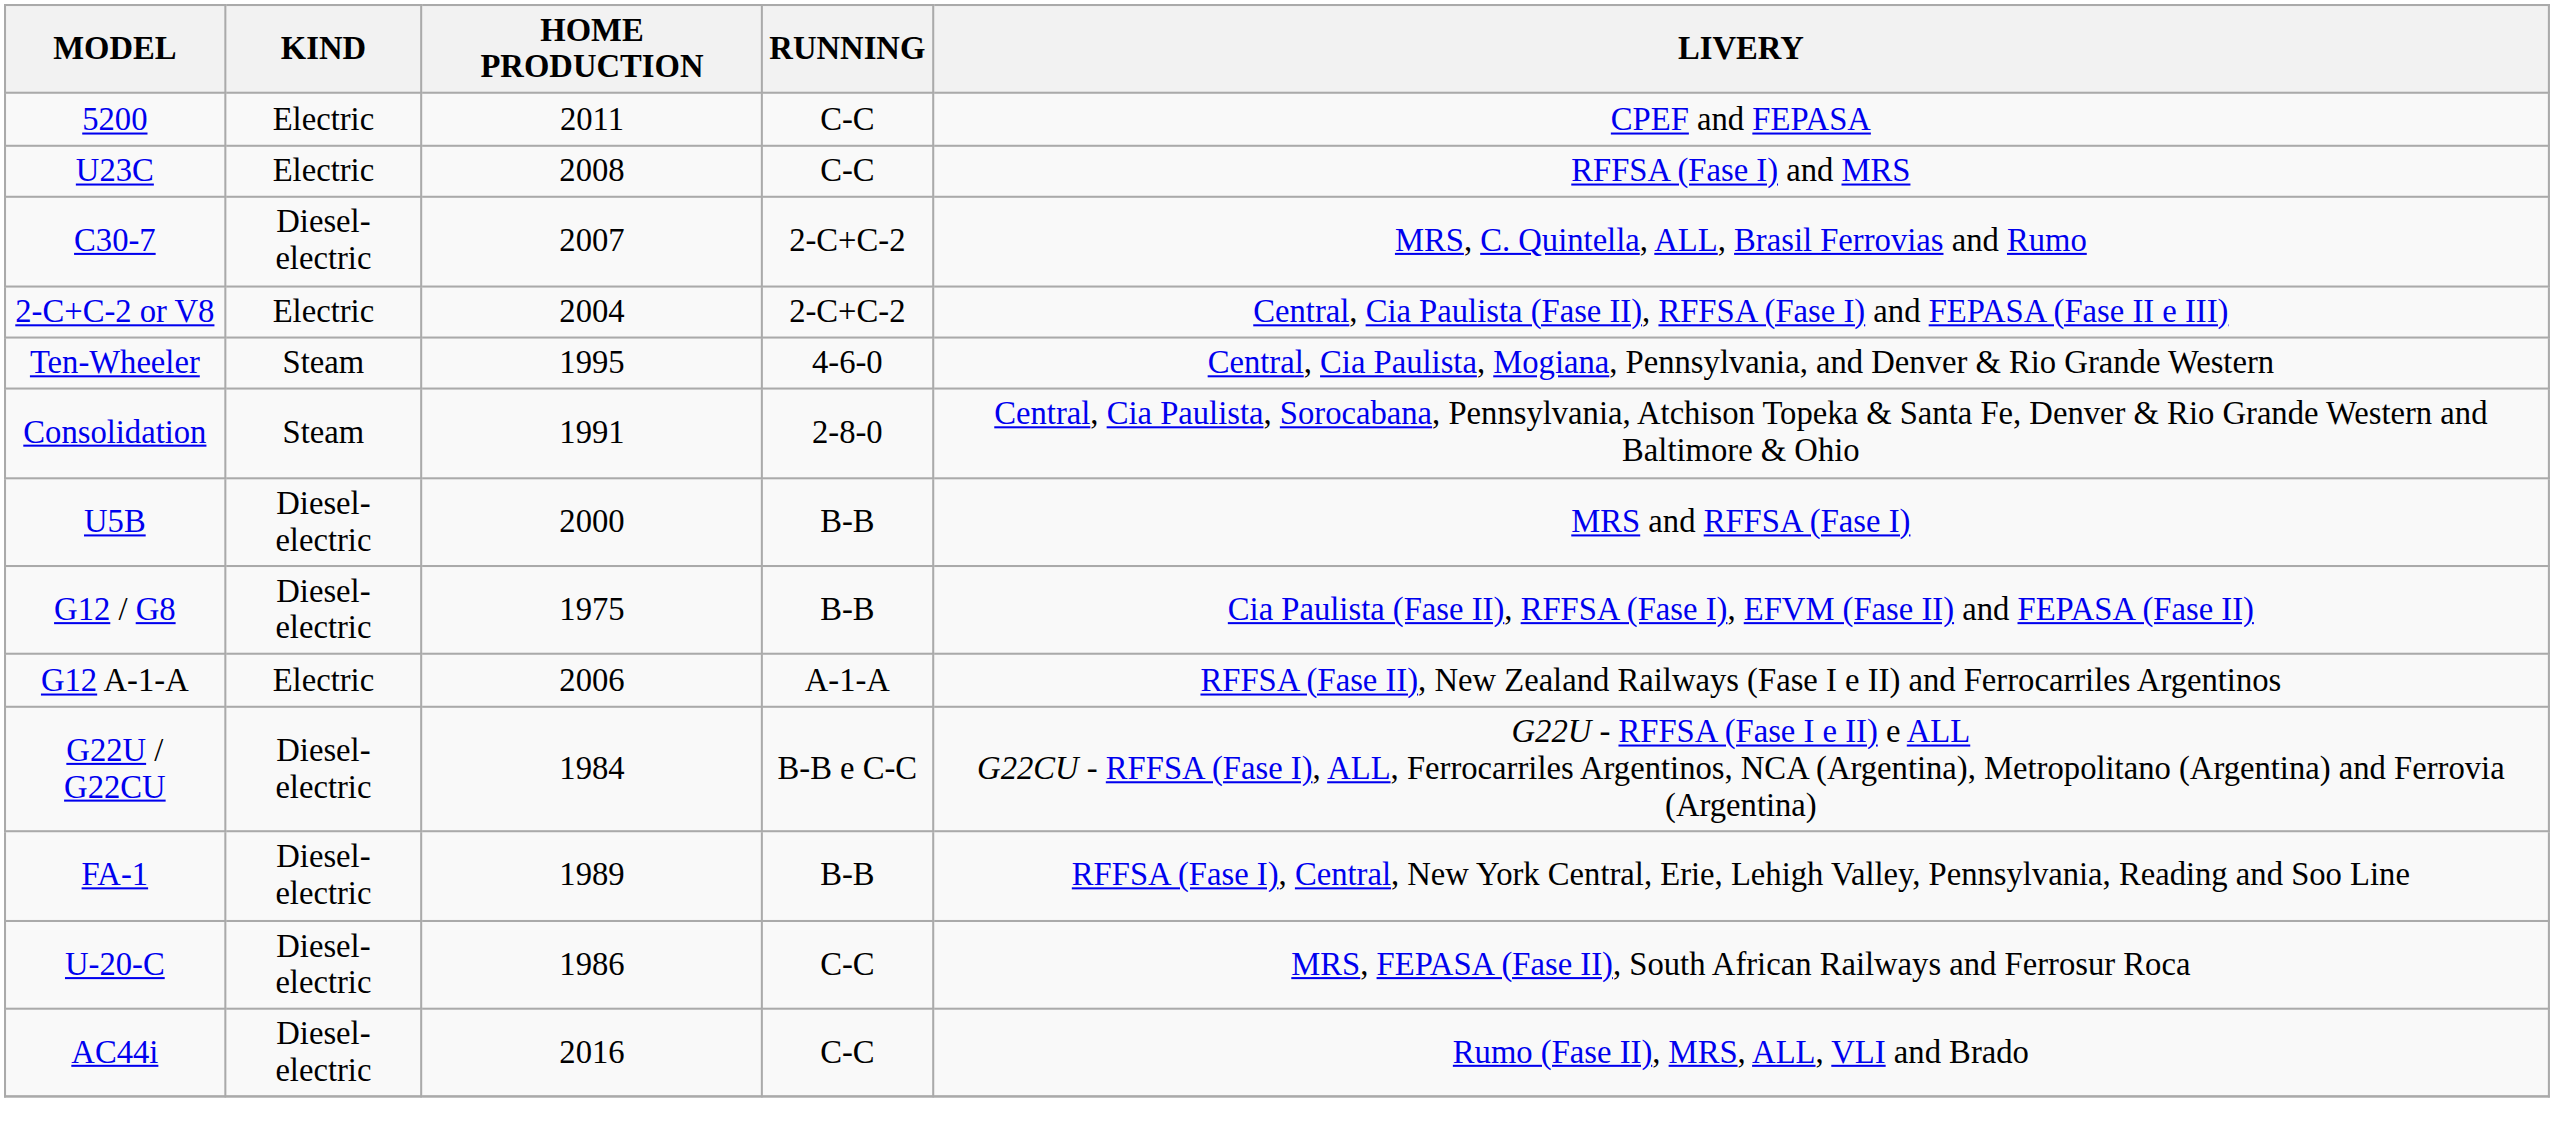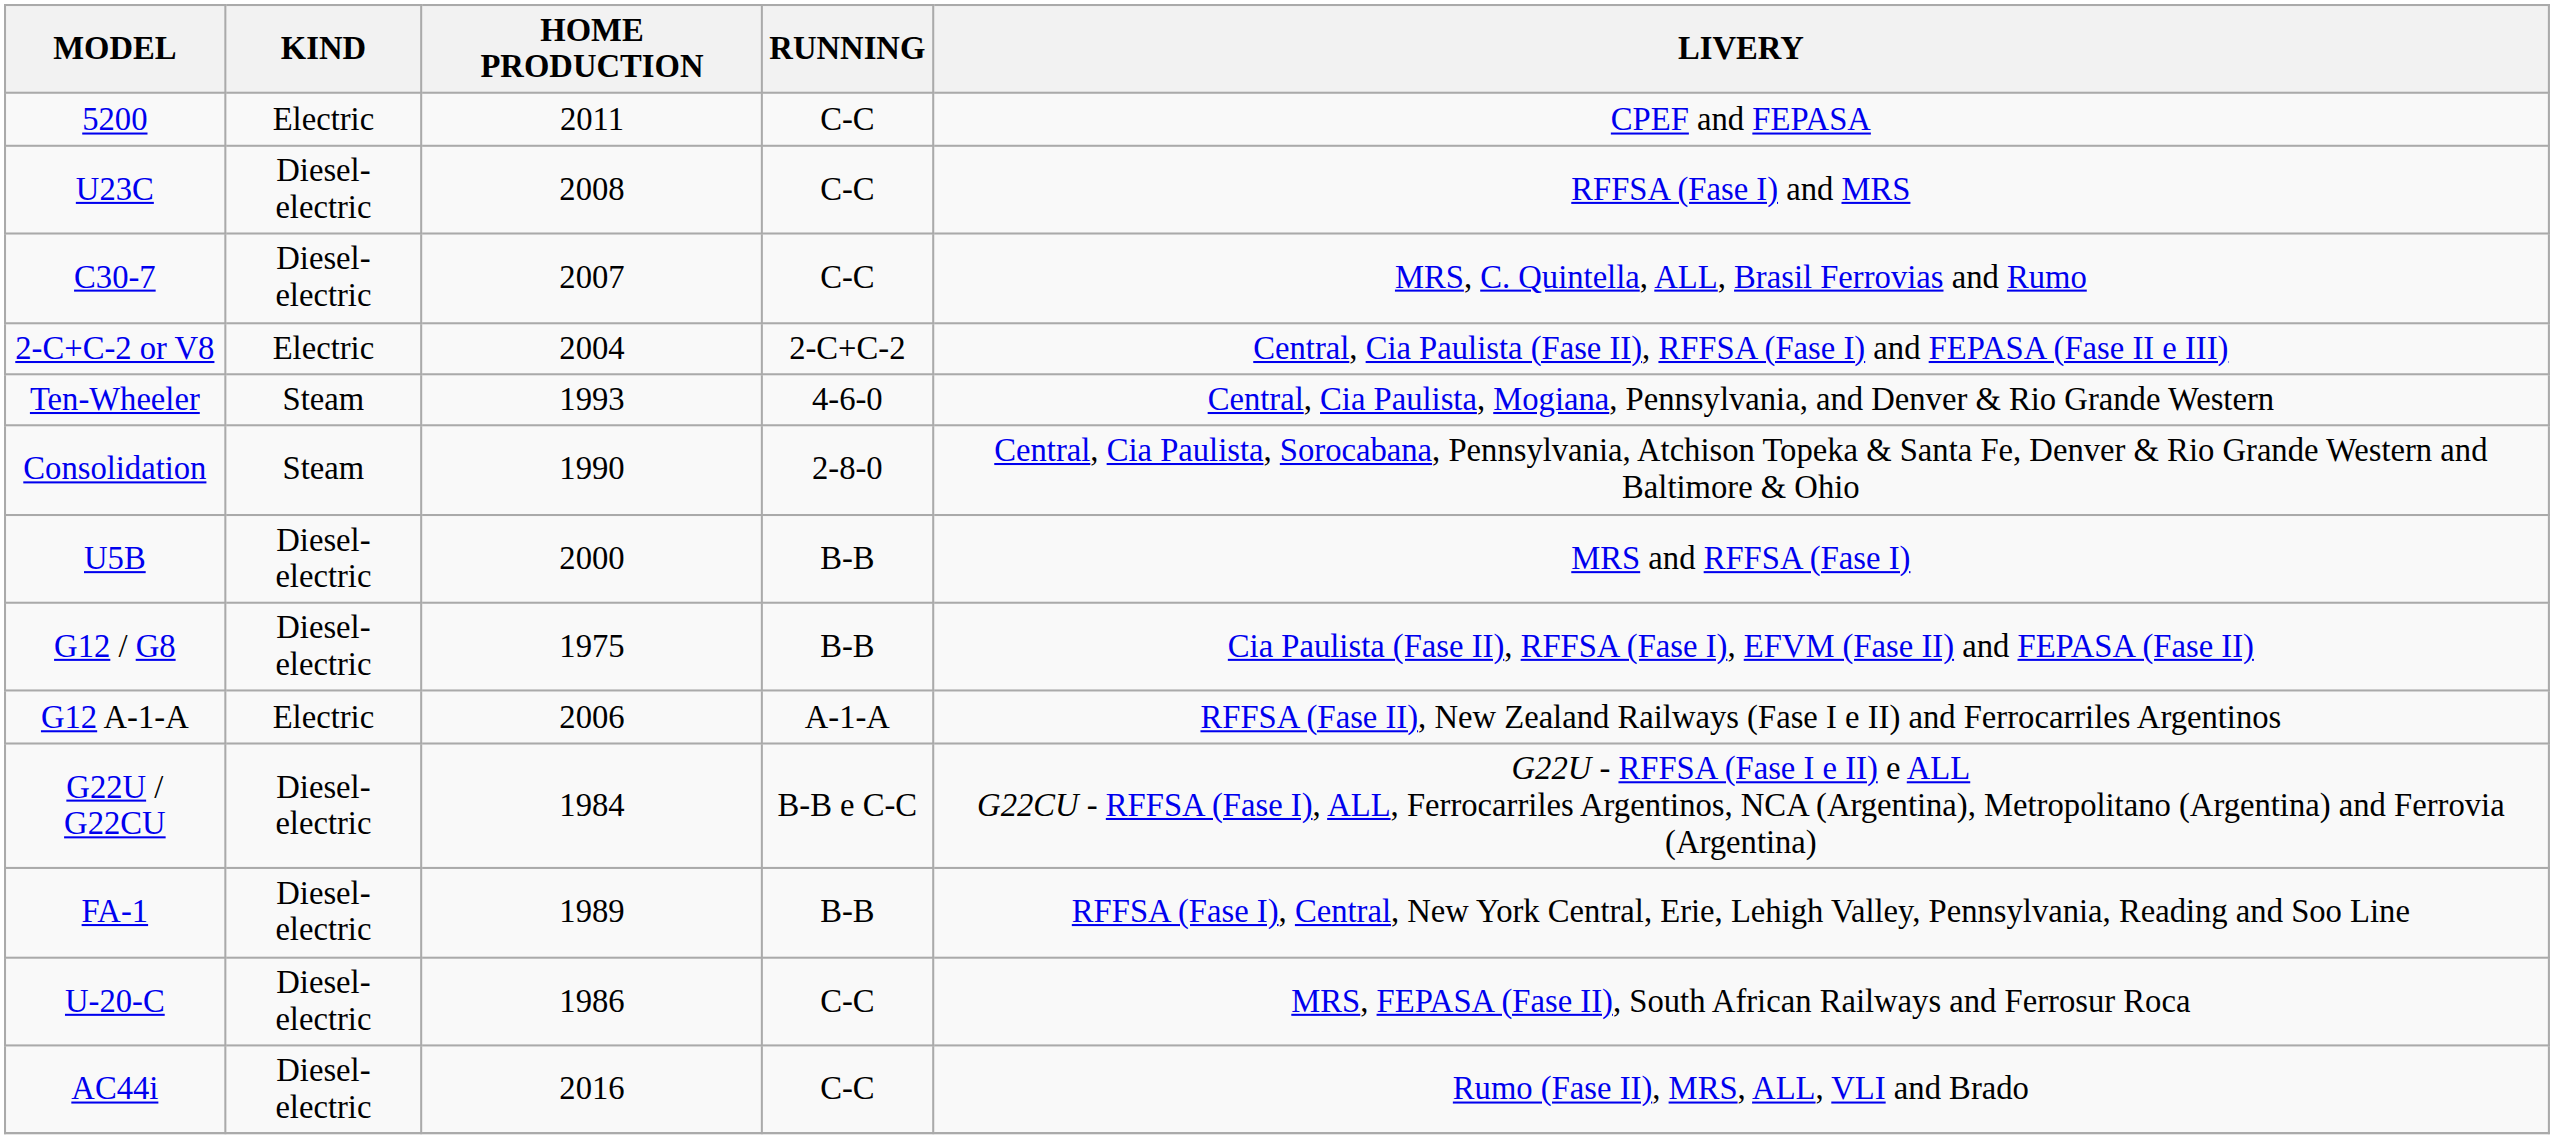(323, 170) Electric -> (323, 188) Diesel-electric
(847, 240) 2-C+C-2 -> (847, 277) C-C
(592, 362) 1995 -> (592, 399) 1993
(592, 432) 1991 -> (592, 469) 1990
